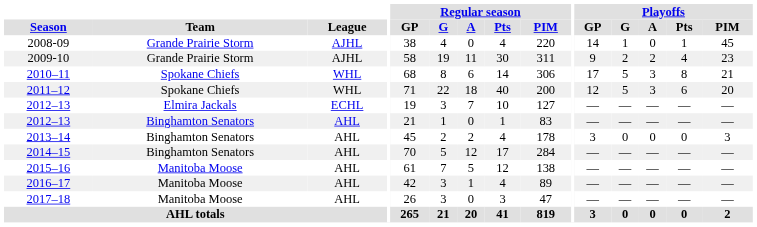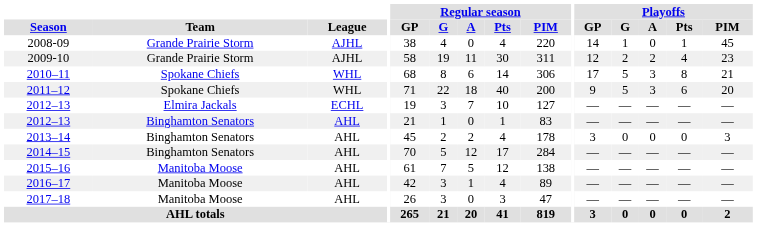(593, 58) 9 -> (593, 58) 12
(593, 89) 12 -> (593, 89) 9
